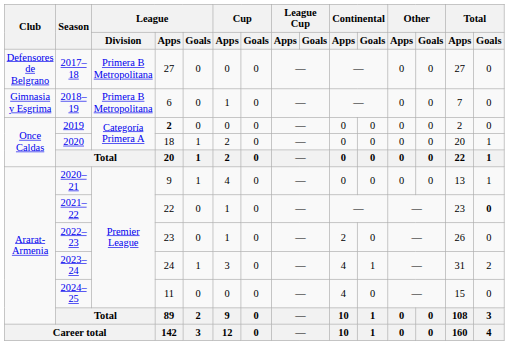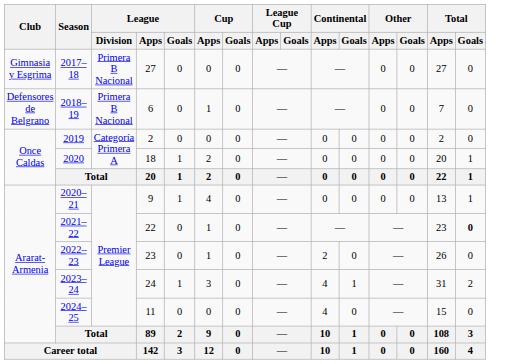(30, 69) Defensores de Belgrano -> (30, 69) Gimnasia y Esgrima
(123, 69) Primera B Metropolitana -> (114, 69) Primera B Nacional
(30, 103) Gimnasia y Esgrima -> (30, 109) Defensores de Belgrano
(123, 103) Primera B Metropolitana -> (114, 109) Primera B Nacional
(169, 125) bold -> (151, 138) normal
